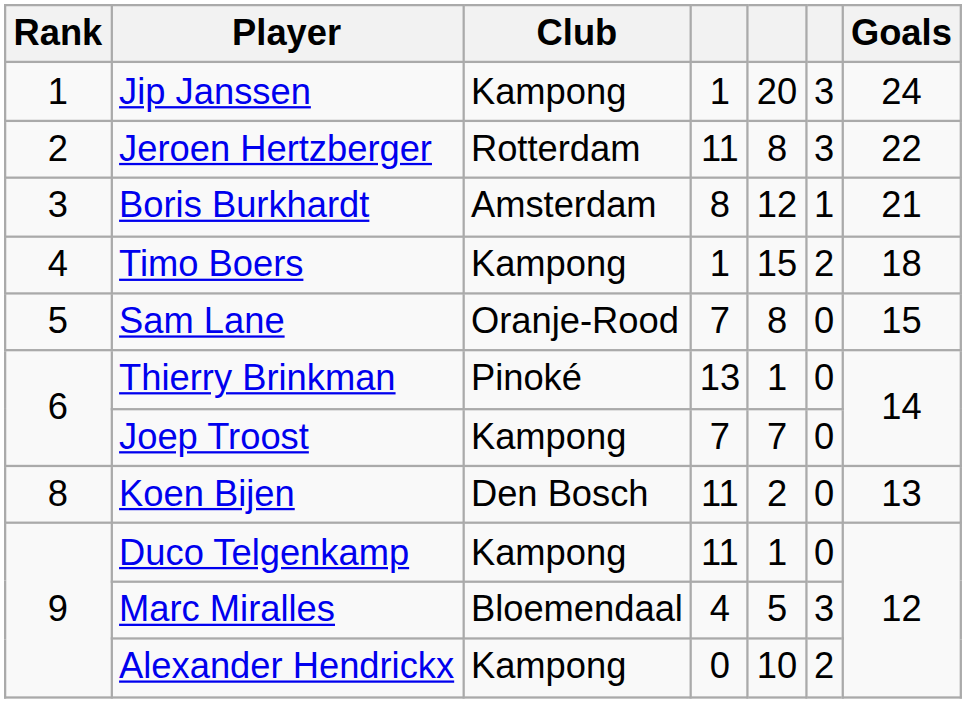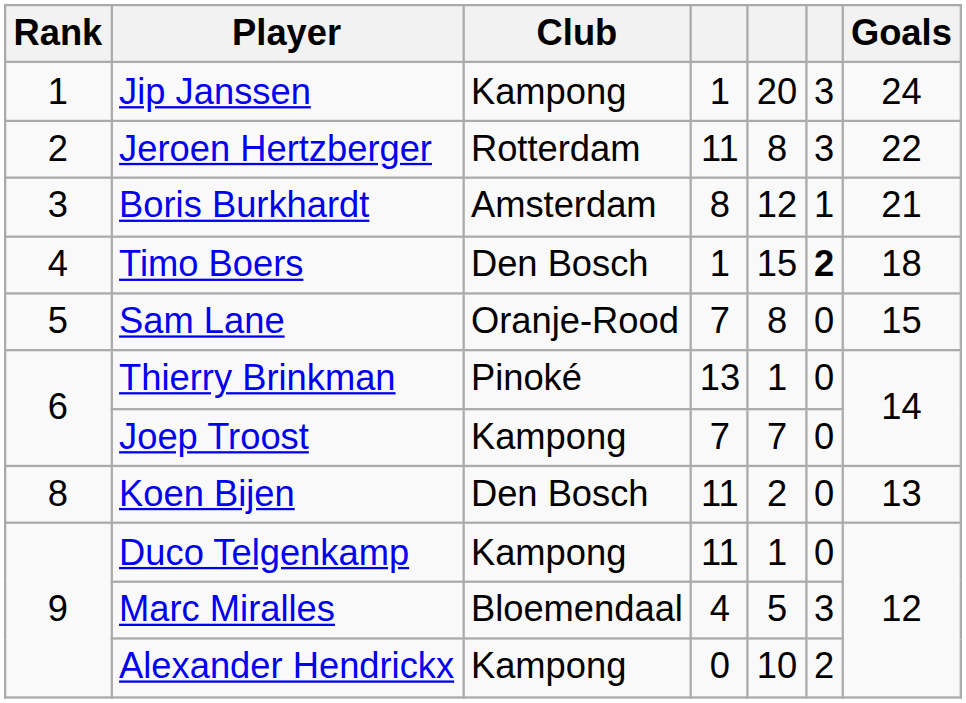(549, 263) Kampong -> (560, 263) Den Bosch
(824, 263) normal -> (824, 263) bold
